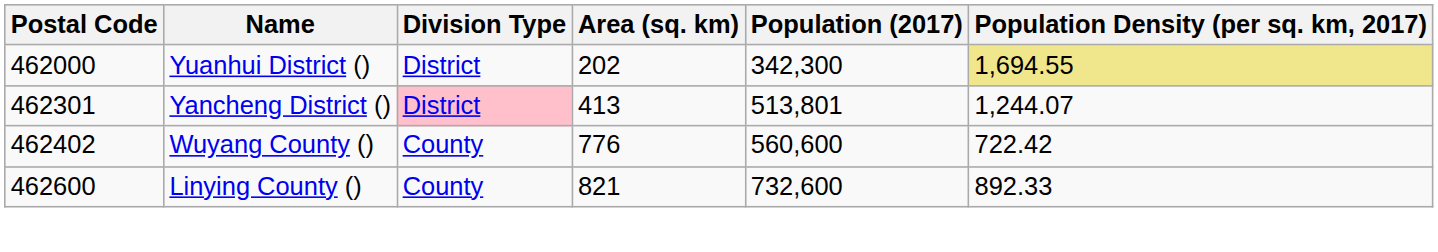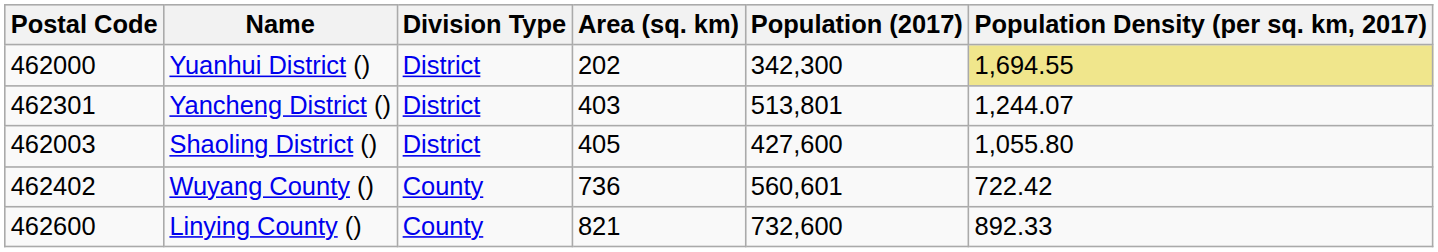(442, 105) pink background -> (442, 105) no background
(599, 105) 413 -> (599, 105) 403
+ row: (273, 145)
(599, 145) 776 -> (599, 186) 736
(797, 145) 560,600 -> (797, 186) 560,601
